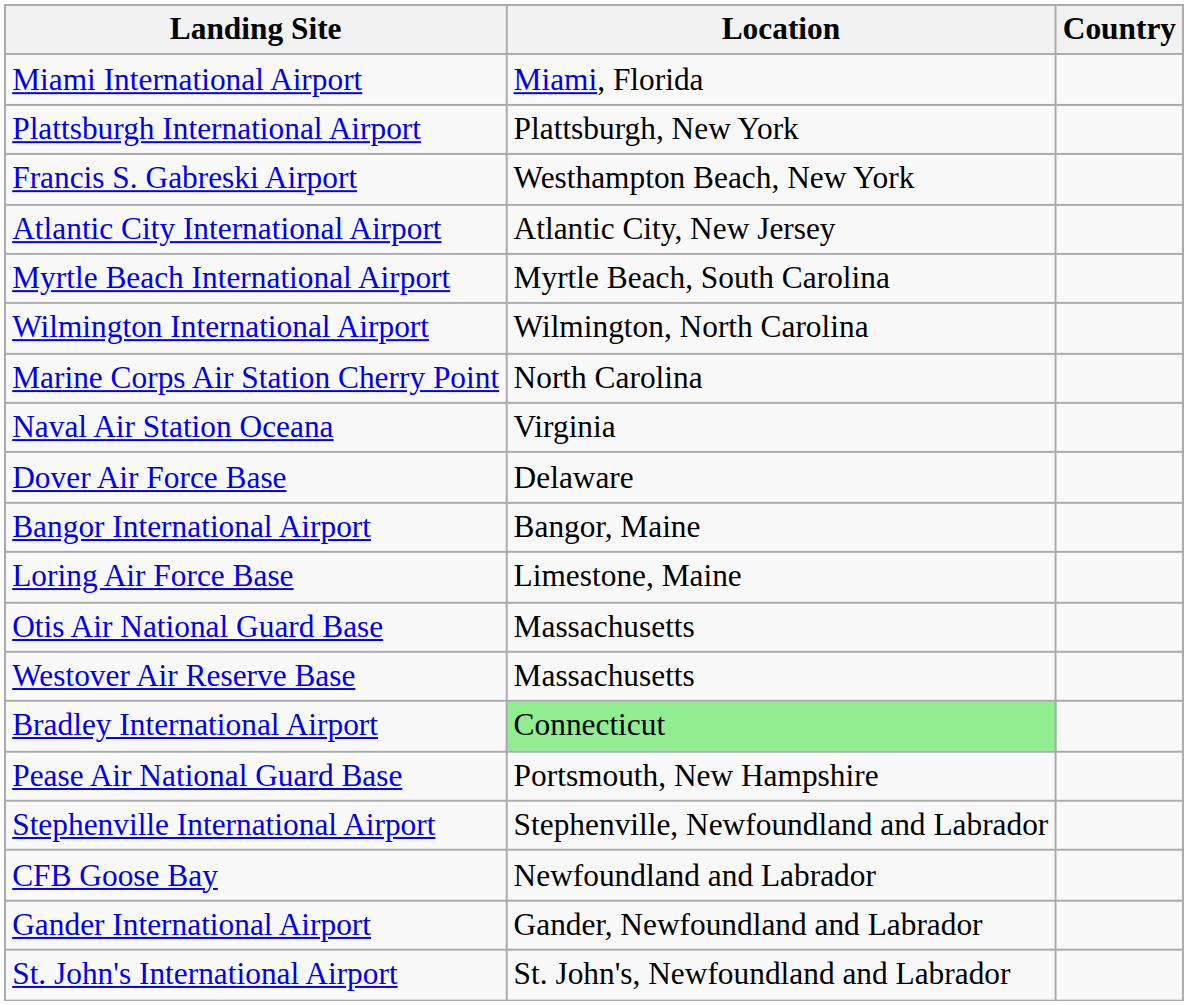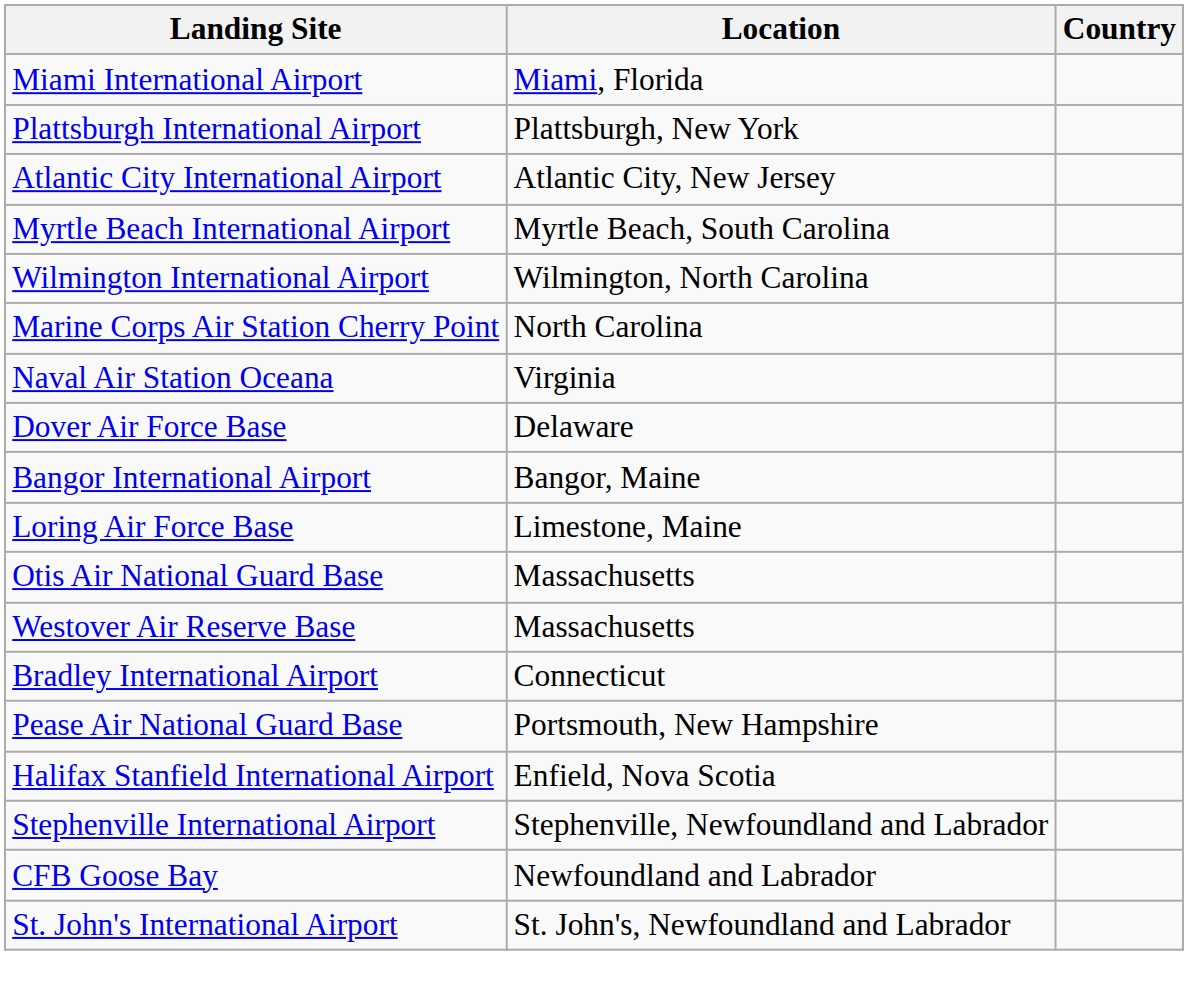- row: (185, 178)
(589, 725) lightgreen background -> (589, 675) no background
+ row: (253, 775)
- row: (192, 924)
